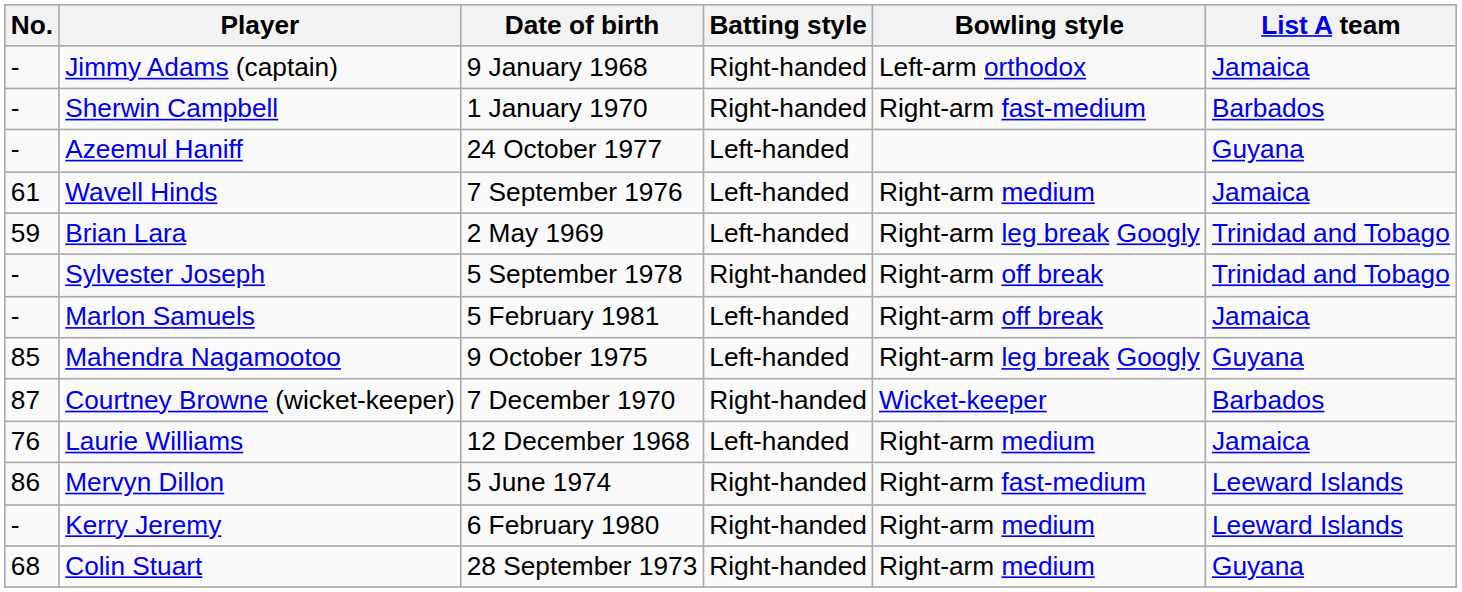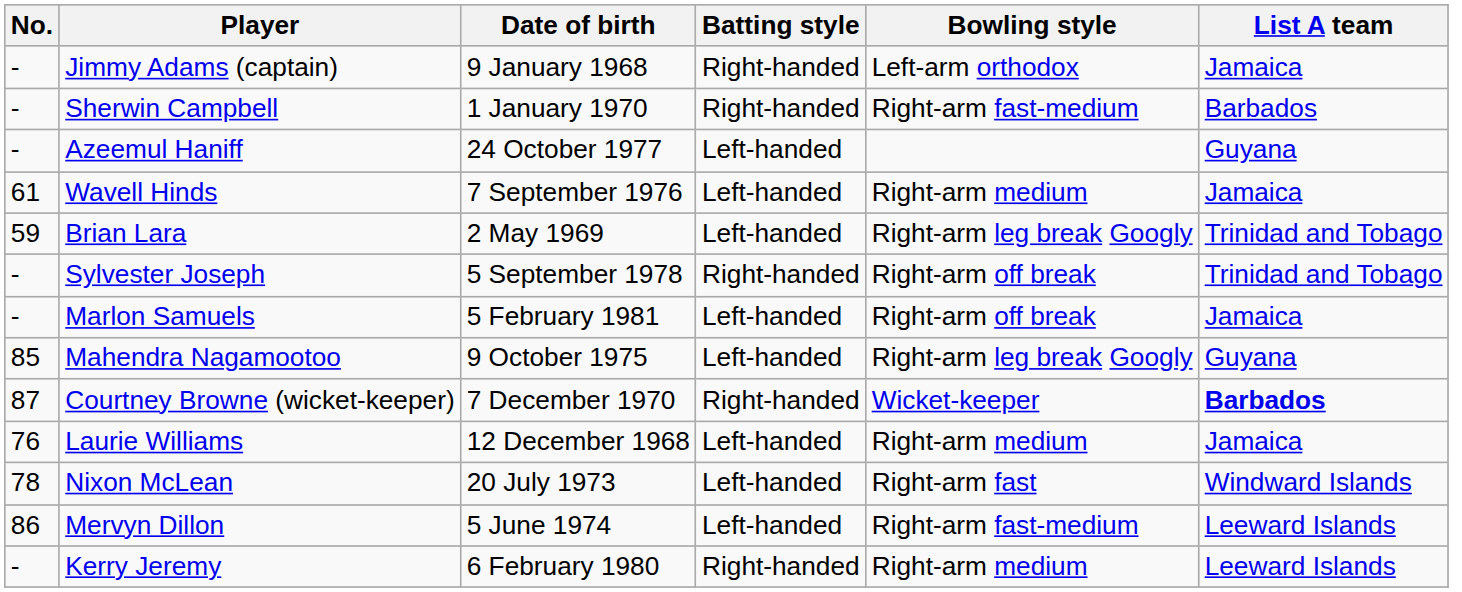(1268, 399) normal -> (1265, 399) bold
+ row: (149, 483)
(788, 483) Right-handed -> (772, 524) Left-handed
- row: (134, 566)
